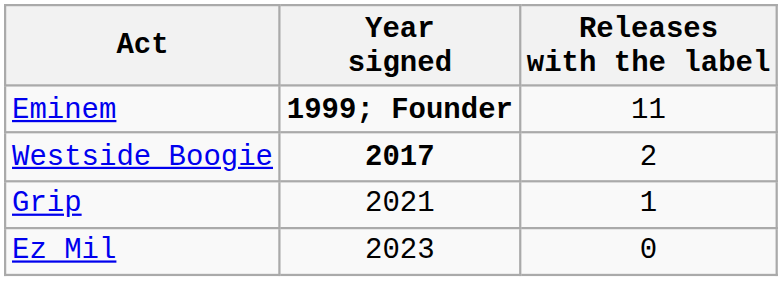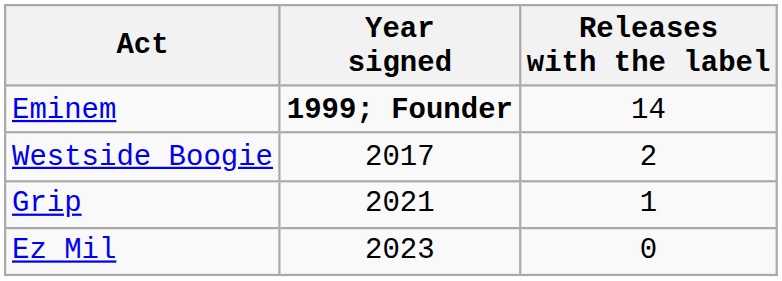(649, 109) 11 -> (649, 109) 14
(400, 157) bold -> (400, 157) normal
